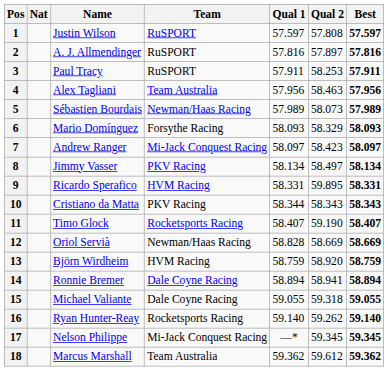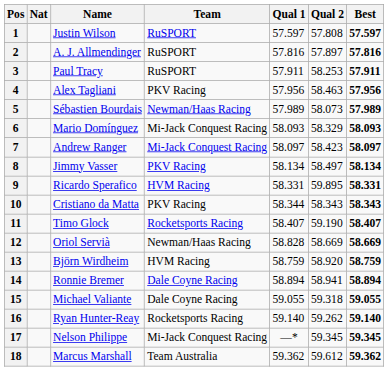(182, 90) Team Australia -> (176, 90) PKV Racing
(185, 128) Forsythe Racing -> (207, 128) Mi-Jack Conquest Racing
